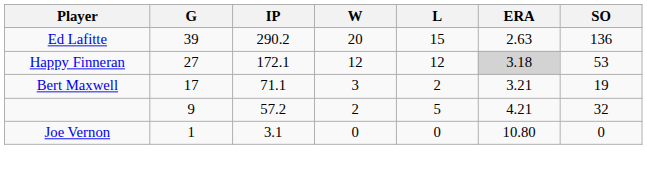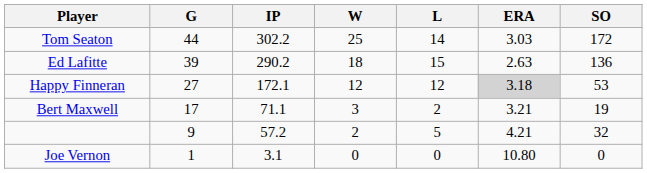+ row: (77, 39)
(355, 39) 20 -> (355, 62) 18
